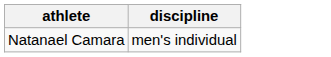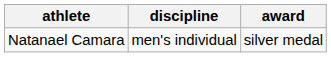+ column: (283, 16)
